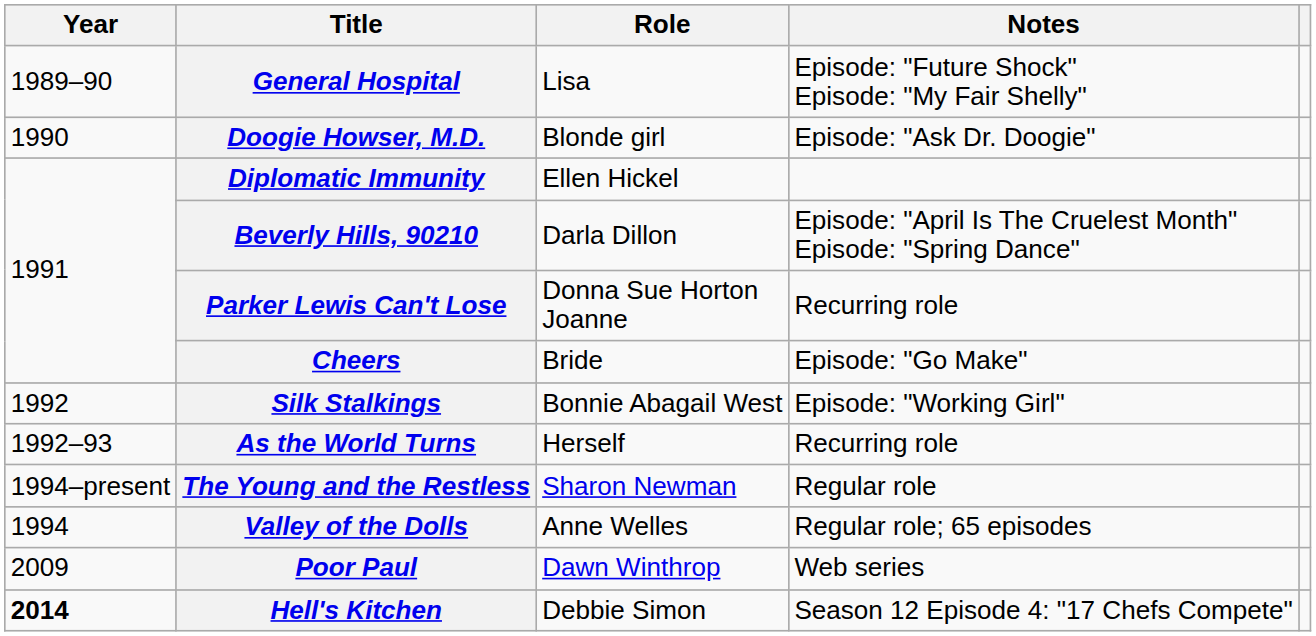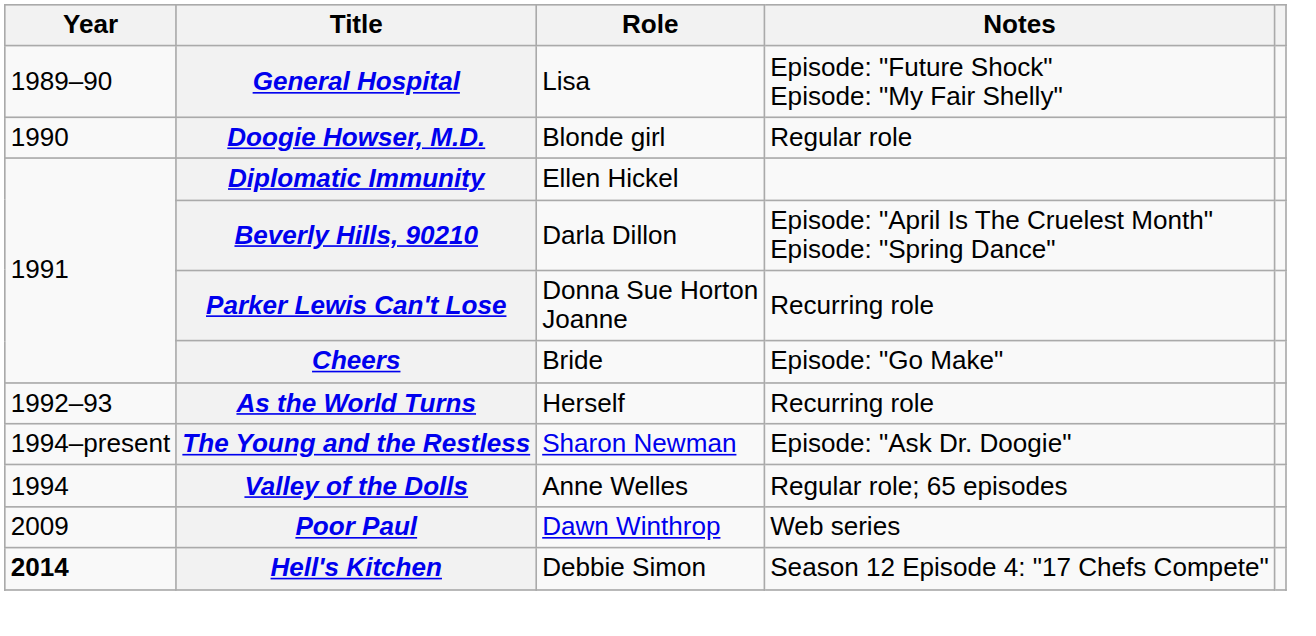(945, 137) Episode: "Ask Dr. Doogie" -> (841, 137) Regular role
- row: (356, 402)
(865, 485) Regular role -> (921, 444) Episode: "Ask Dr. Doogie"
